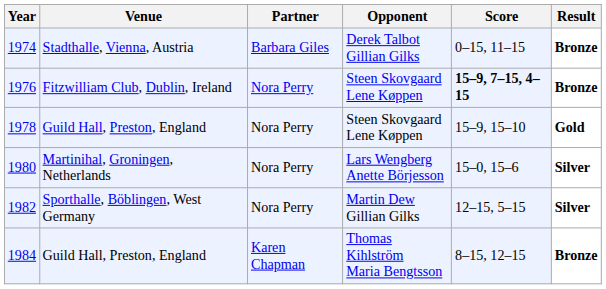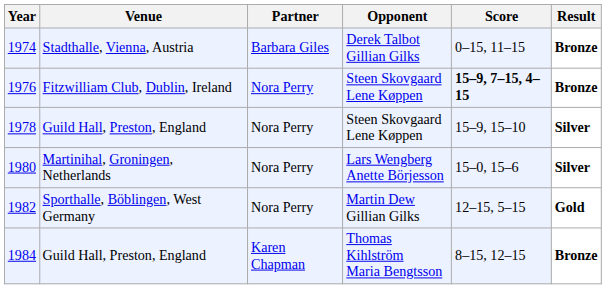(570, 128) Gold -> (572, 128) Silver
(572, 207) Silver -> (570, 207) Gold
